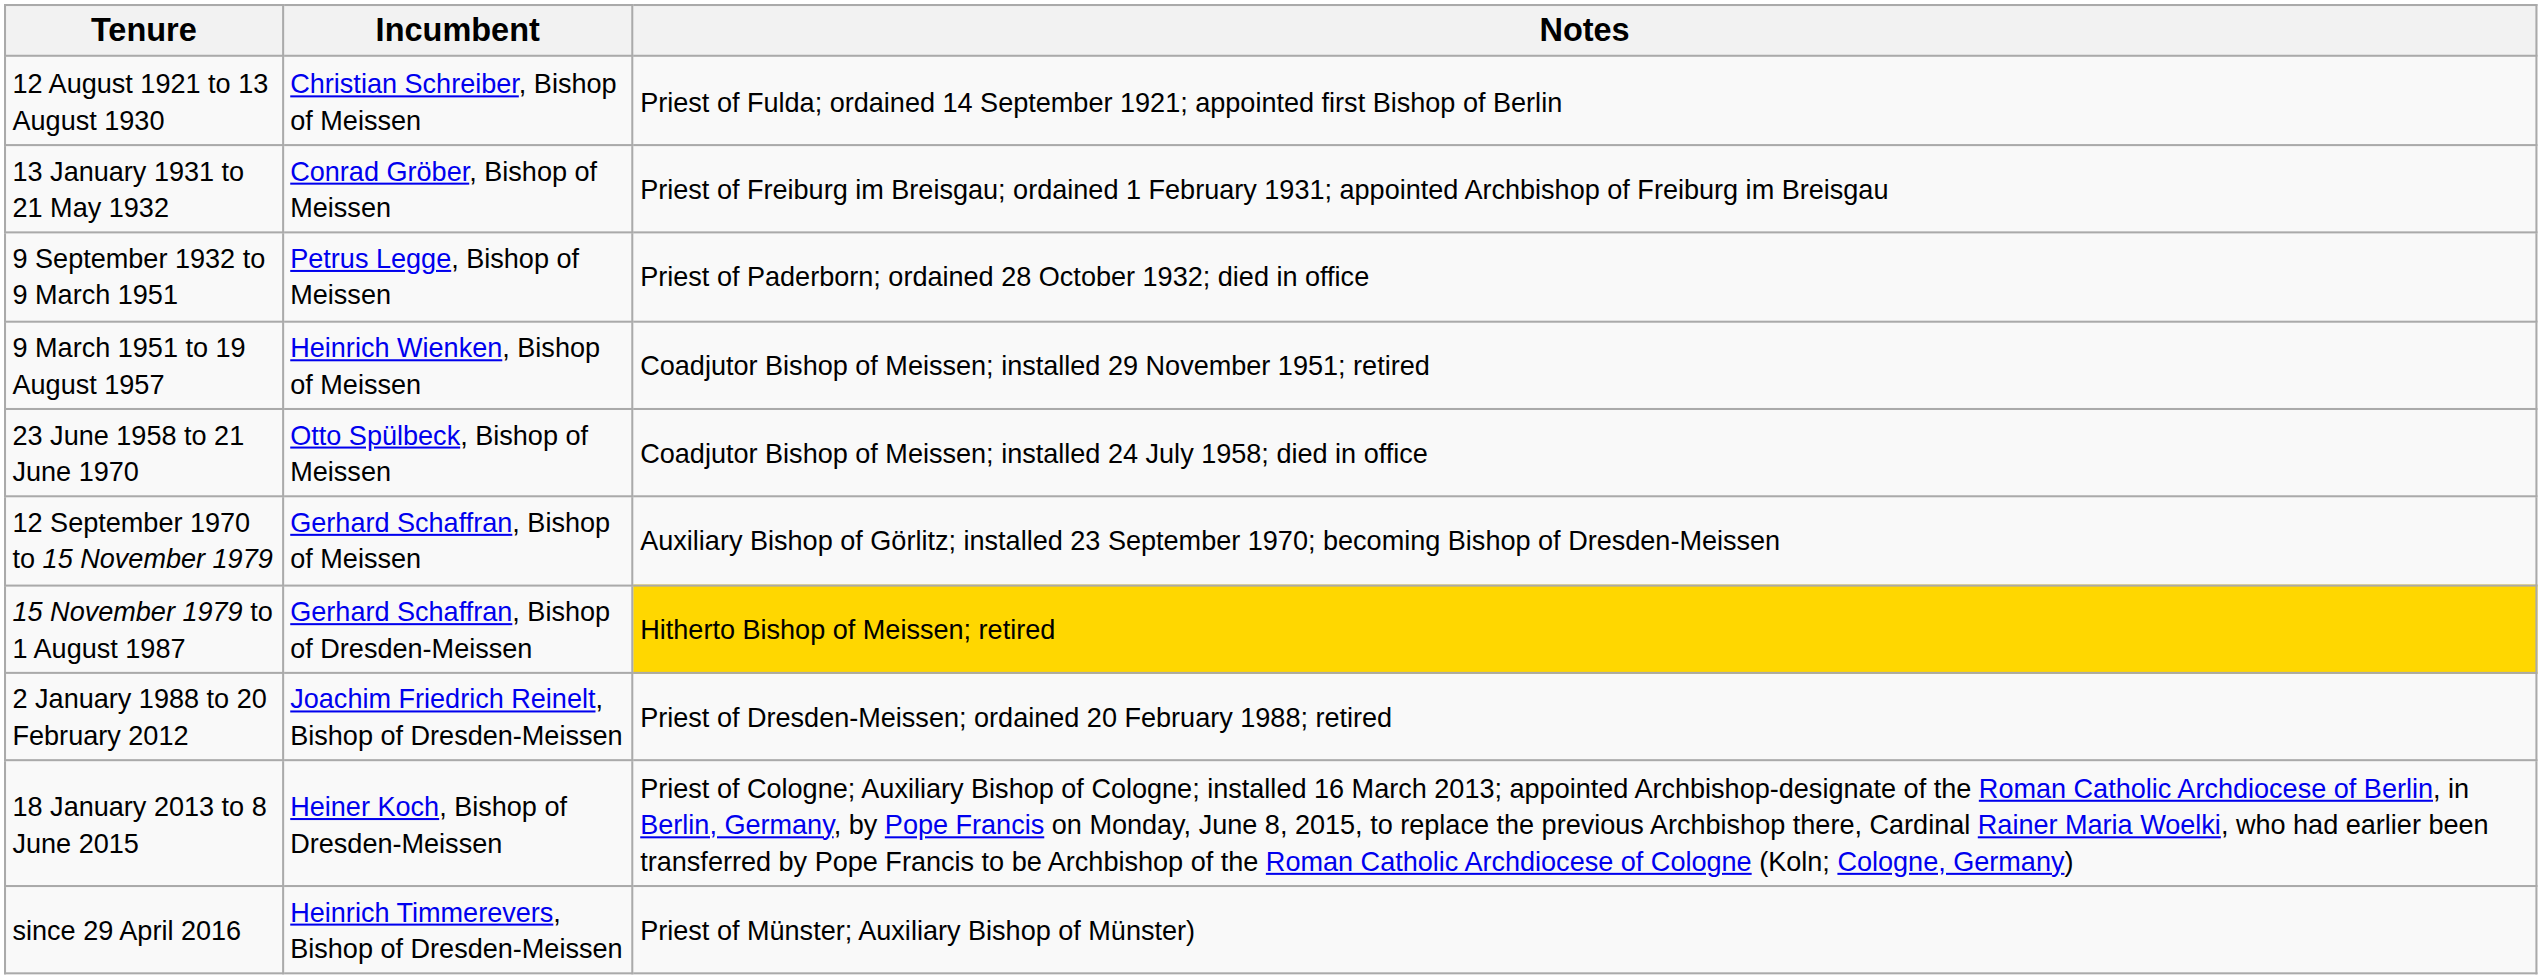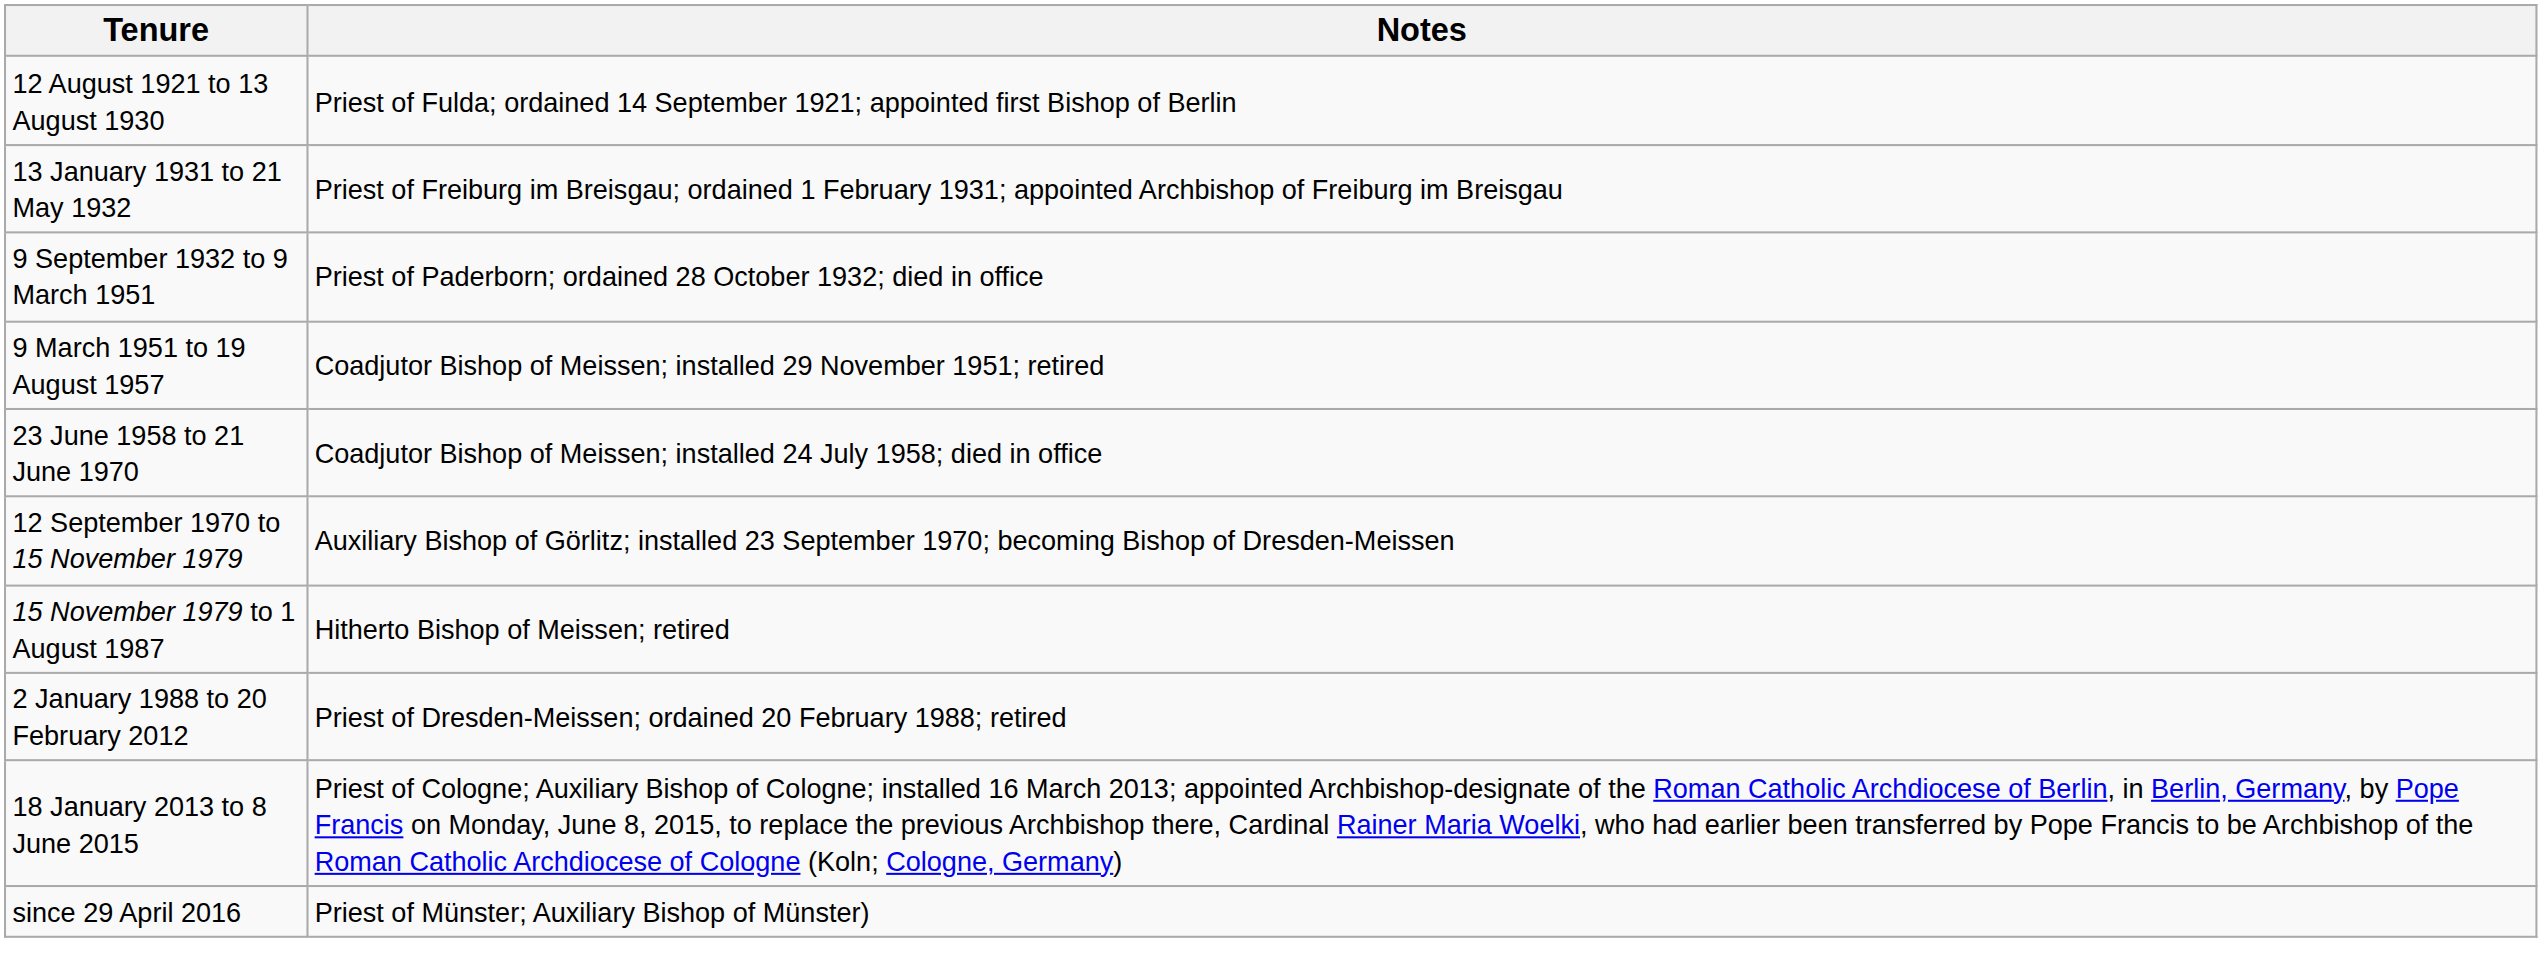- column: (458, 30)
(848, 630) gold background -> (522, 630) no background
